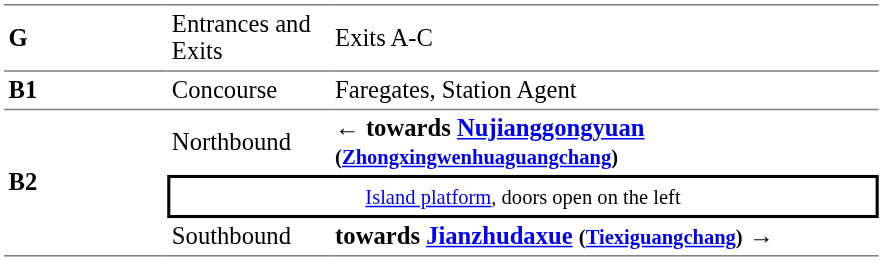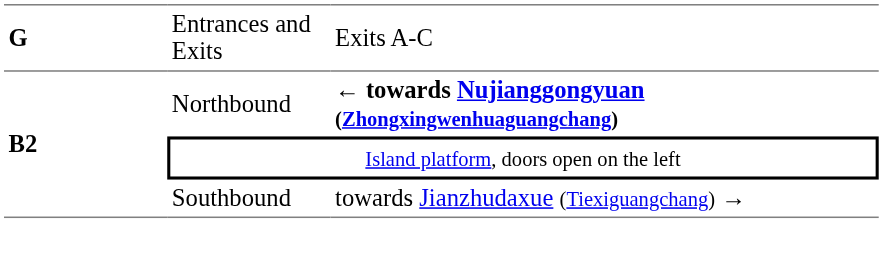- row: (225, 89)
(554, 236) bold -> (540, 197) normal
